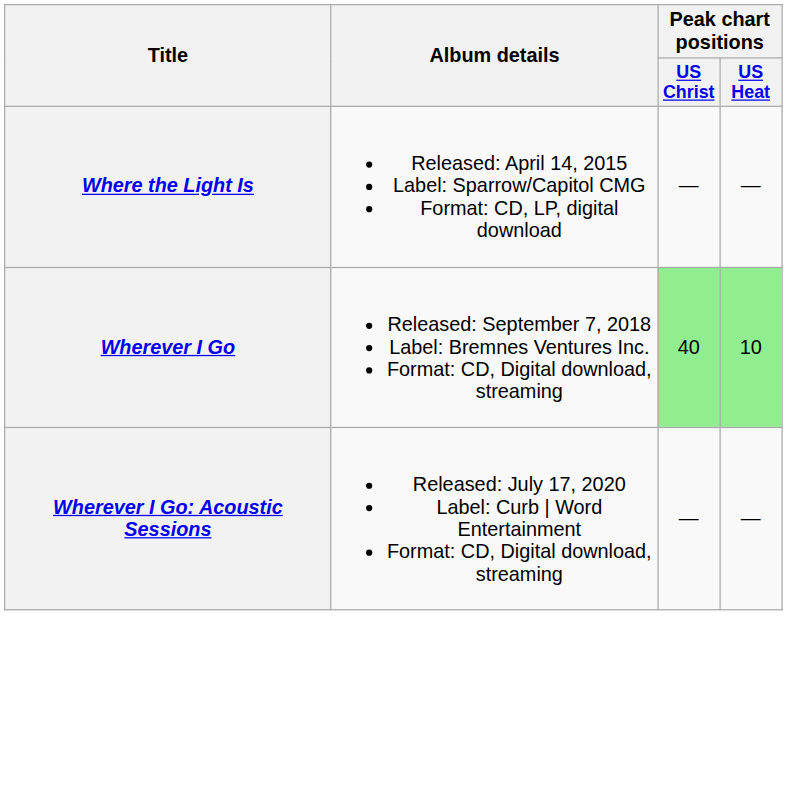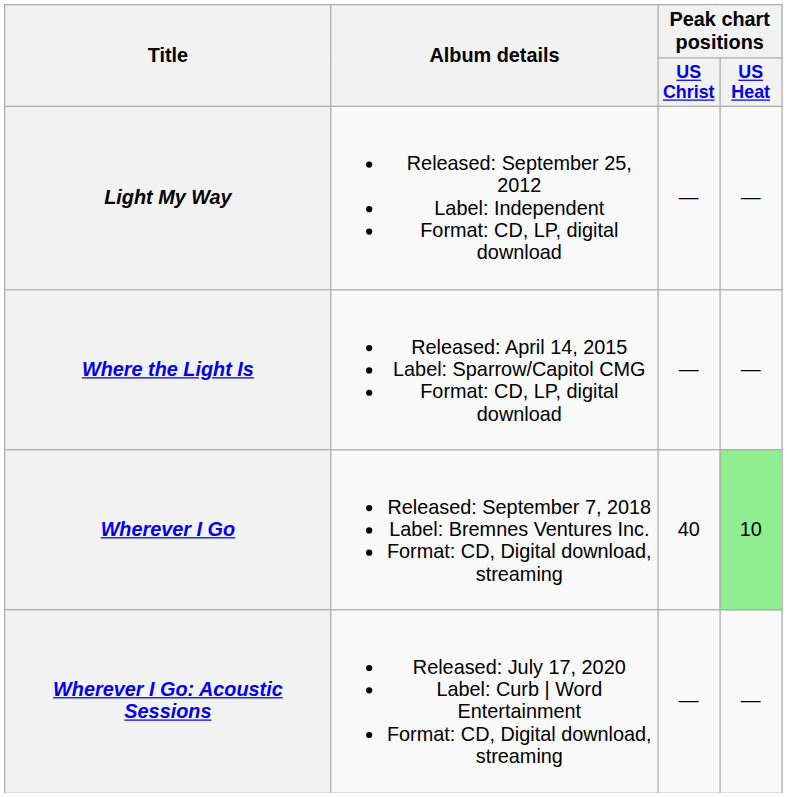+ row: (168, 197)
(689, 346) lightgreen background -> (689, 529) no background
